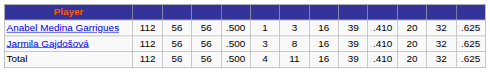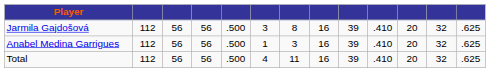rows swapped: (48, 43) <-> (63, 28)
